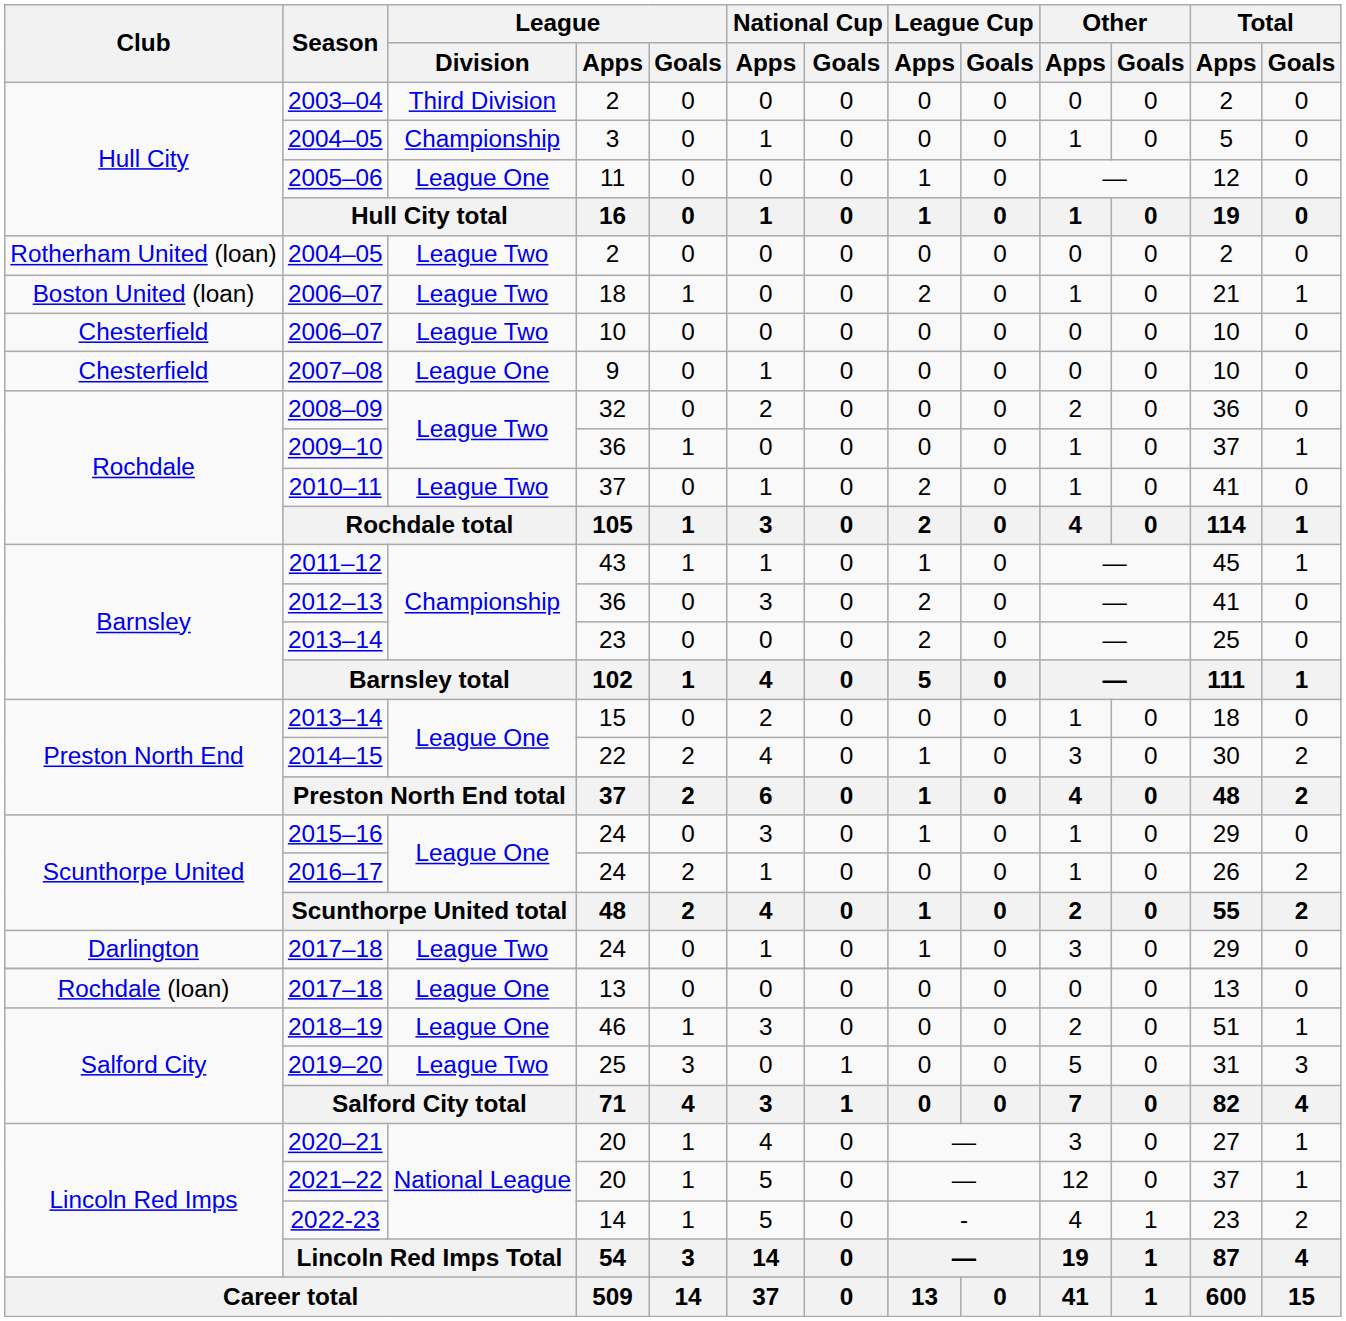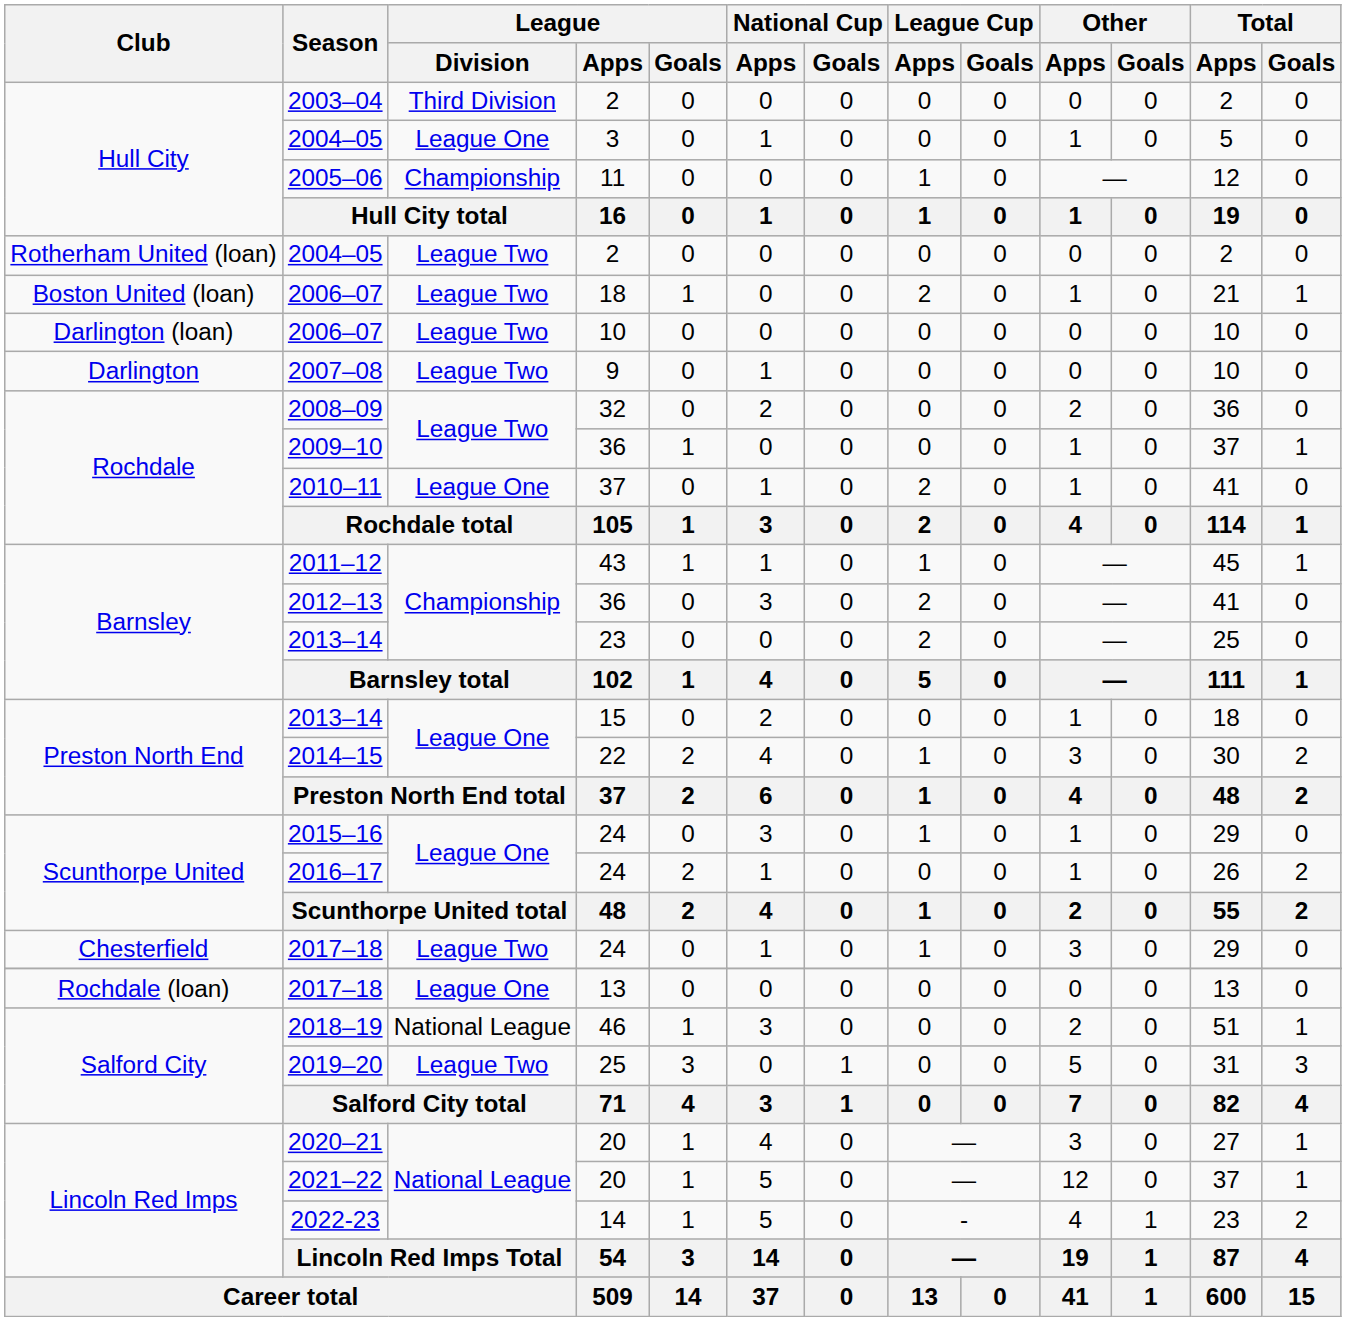(482, 139) Championship -> (482, 139) League One
(482, 178) League One -> (482, 178) Championship
(144, 332) Chesterfield -> (144, 332) Darlington (loan)
(144, 370) Chesterfield -> (144, 370) Darlington
(482, 370) League One -> (482, 370) League Two
(482, 486) League Two -> (482, 486) League One
(144, 949) Darlington -> (144, 949) Chesterfield
(482, 1026) League One -> (482, 1026) National League
